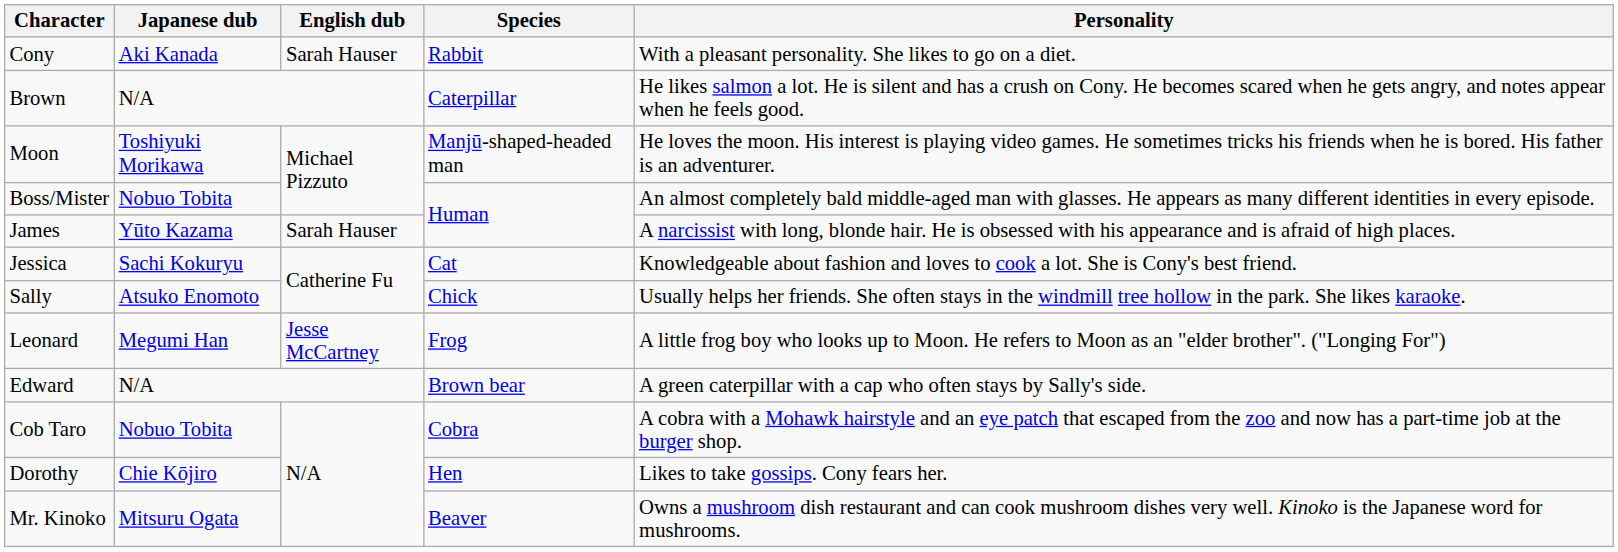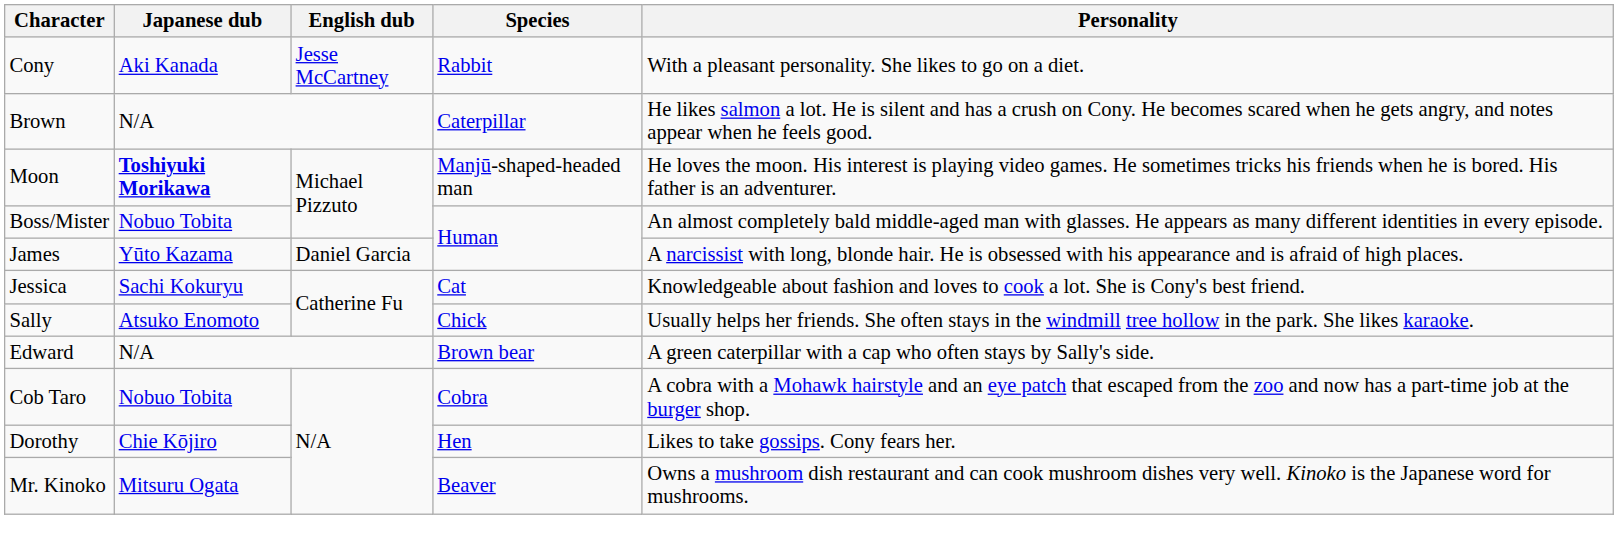(341, 53) Sarah Hauser -> (342, 65) Jesse McCartney
(161, 153) normal -> (165, 177) bold
(341, 230) Sarah Hauser -> (353, 254) Daniel Garcia
- row: (44, 340)
